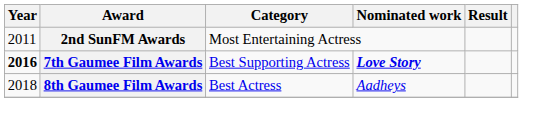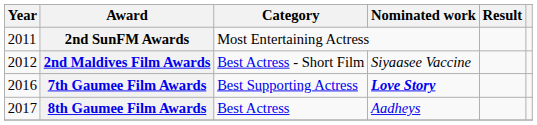+ row: (127, 62)
(22, 62) bold -> (22, 85) normal
(22, 85) 2018 -> (22, 108) 2017
